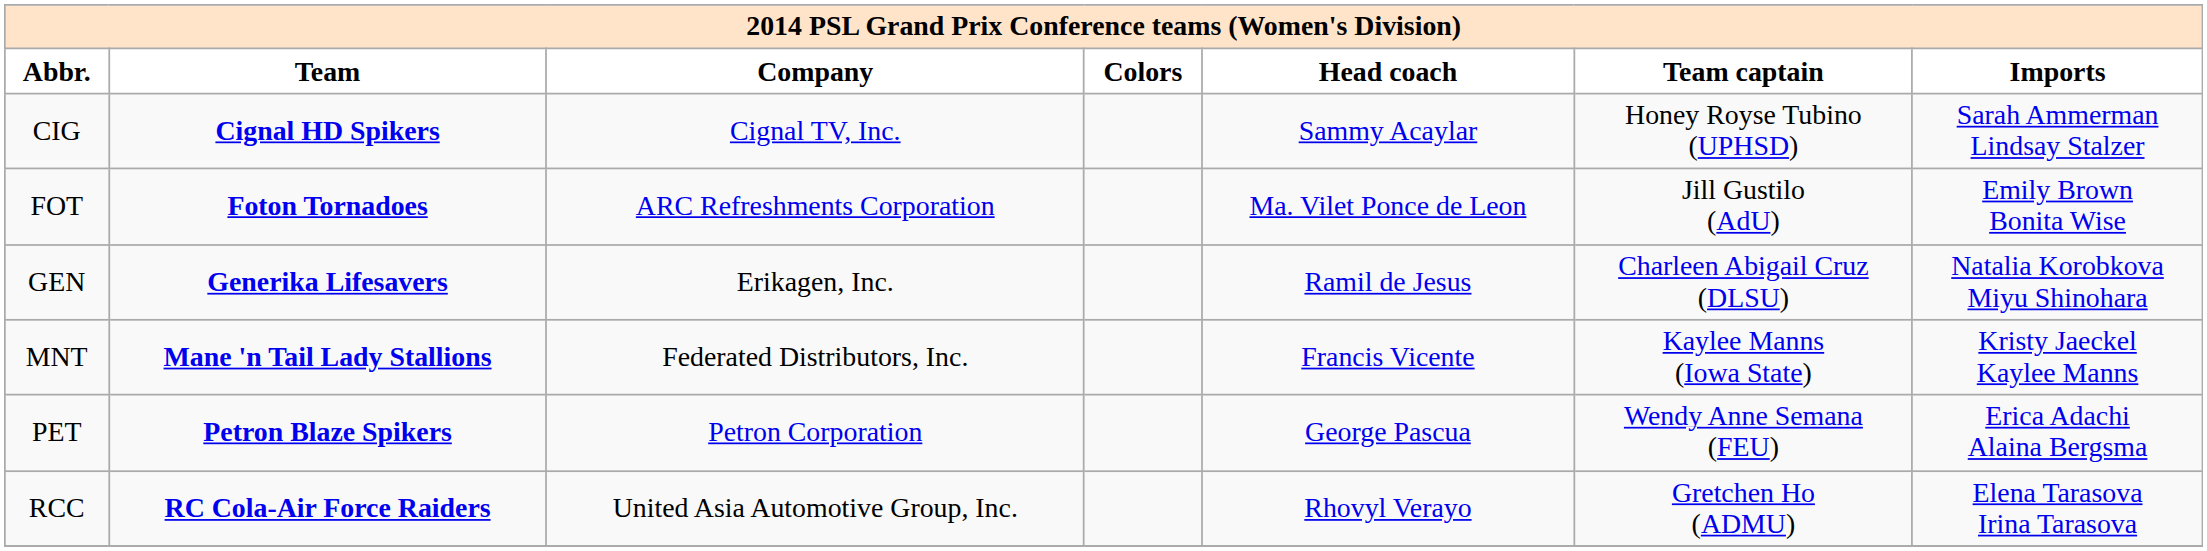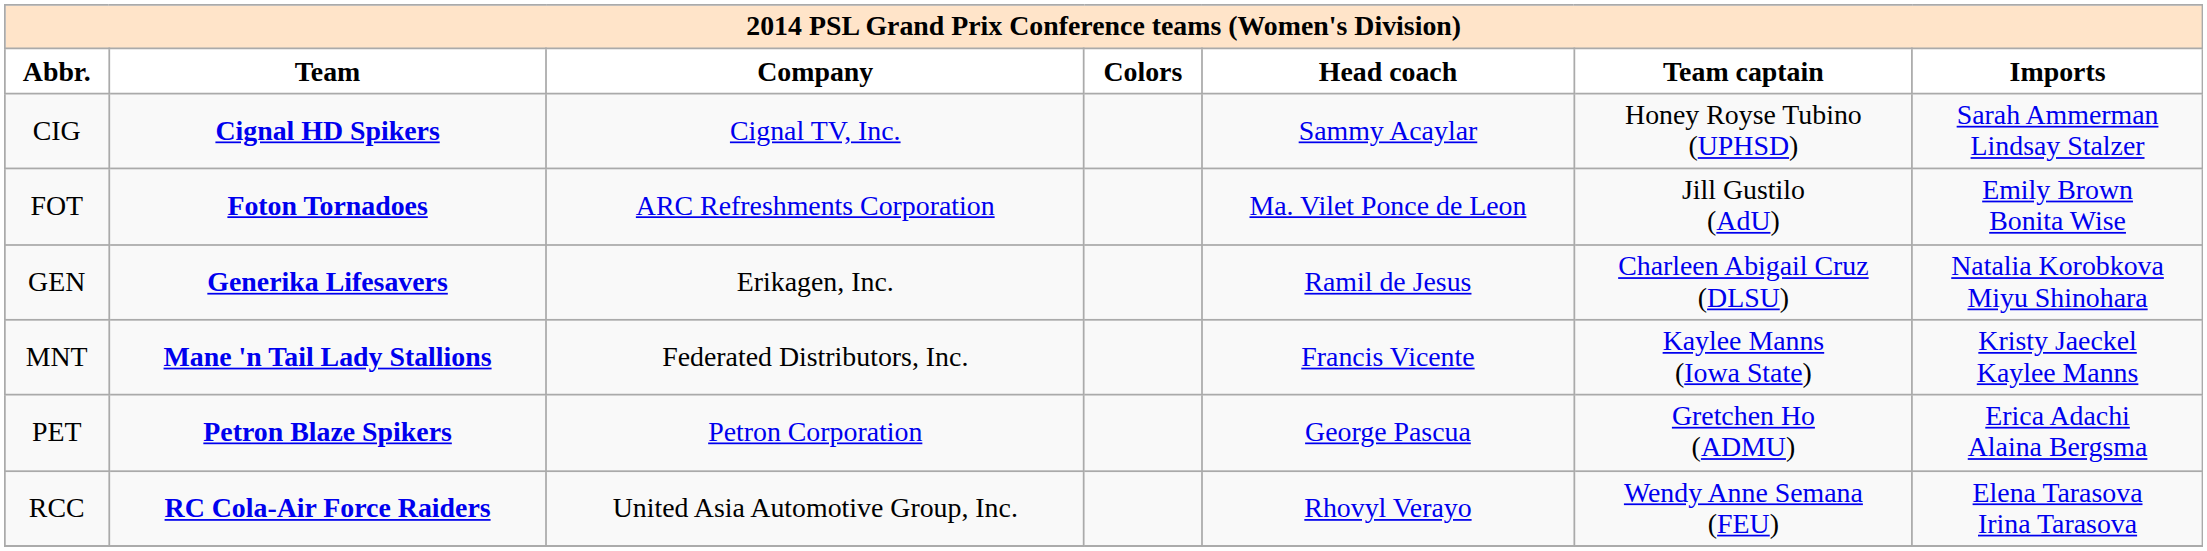(1743, 432) Wendy Anne Semana (FEU) -> (1743, 432) Gretchen Ho (ADMU)
(1743, 507) Gretchen Ho (ADMU) -> (1743, 507) Wendy Anne Semana (FEU)
